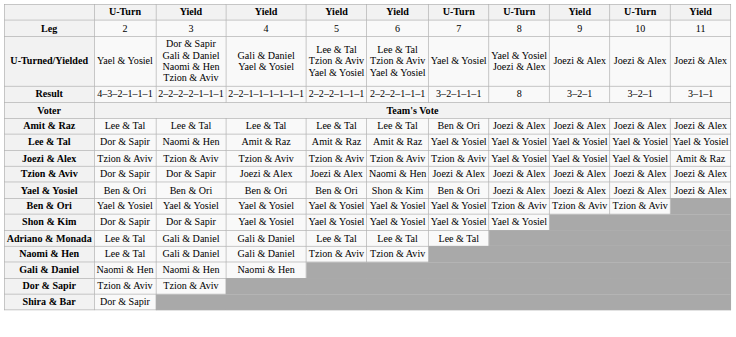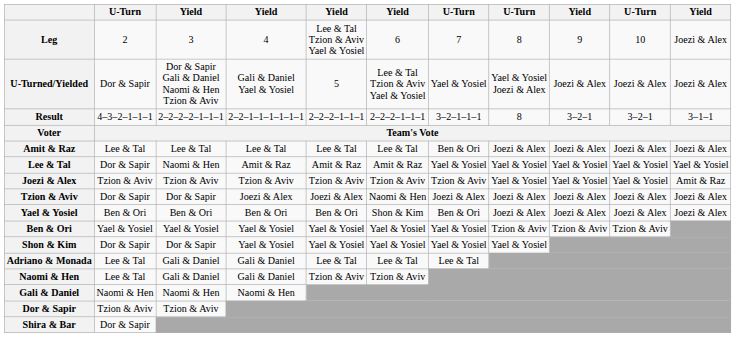(337, 28) 5 -> (337, 39) Lee & Tal Tzion & Aviv Yael & Yosiel
(701, 28) 11 -> (701, 39) Joezi & Alex
(125, 61) Yael & Yosiel -> (125, 84) Dor & Sapir
(337, 61) Lee & Tal Tzion & Aviv Yael & Yosiel -> (337, 84) 5
